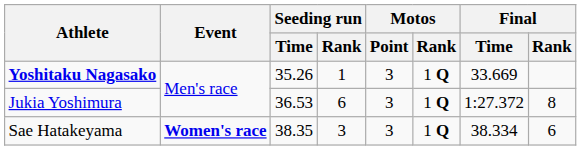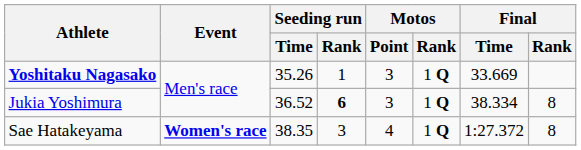(294, 102) 36.53 -> (294, 102) 36.52
(342, 102) normal -> (342, 102) bold
(494, 102) 1:27.372 -> (494, 102) 38.334
(389, 131) 3 -> (389, 131) 4
(494, 131) 38.334 -> (494, 131) 1:27.372
(552, 131) 6 -> (552, 131) 8
